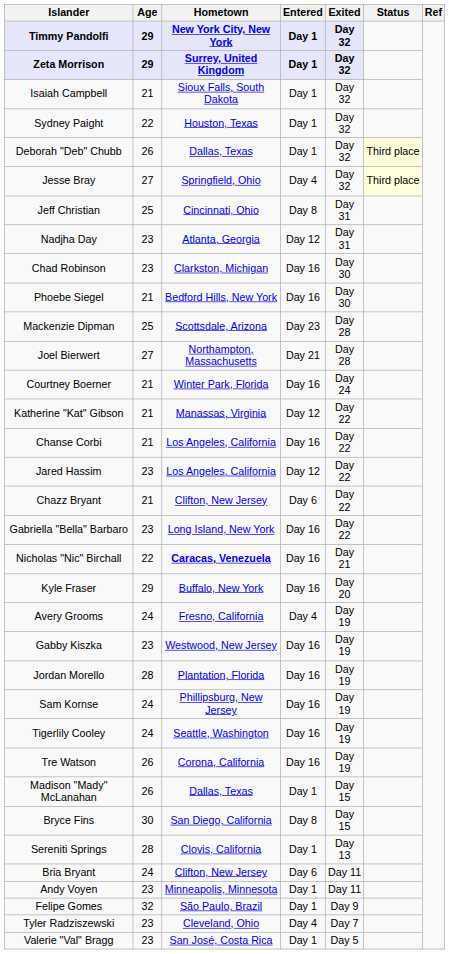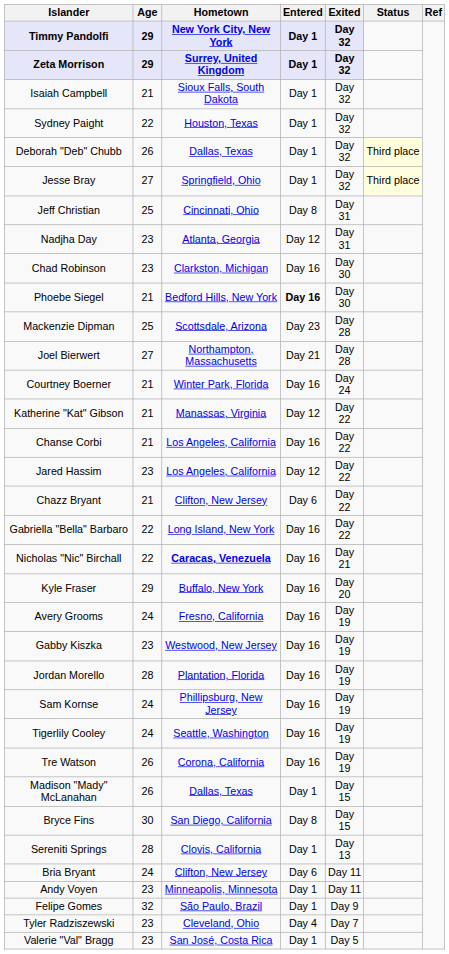(303, 181) Day 4 -> (303, 181) Day 1
(303, 297) normal -> (303, 297) bold
(147, 530) 23 -> (147, 530) 22
(303, 617) Day 4 -> (303, 617) Day 16
